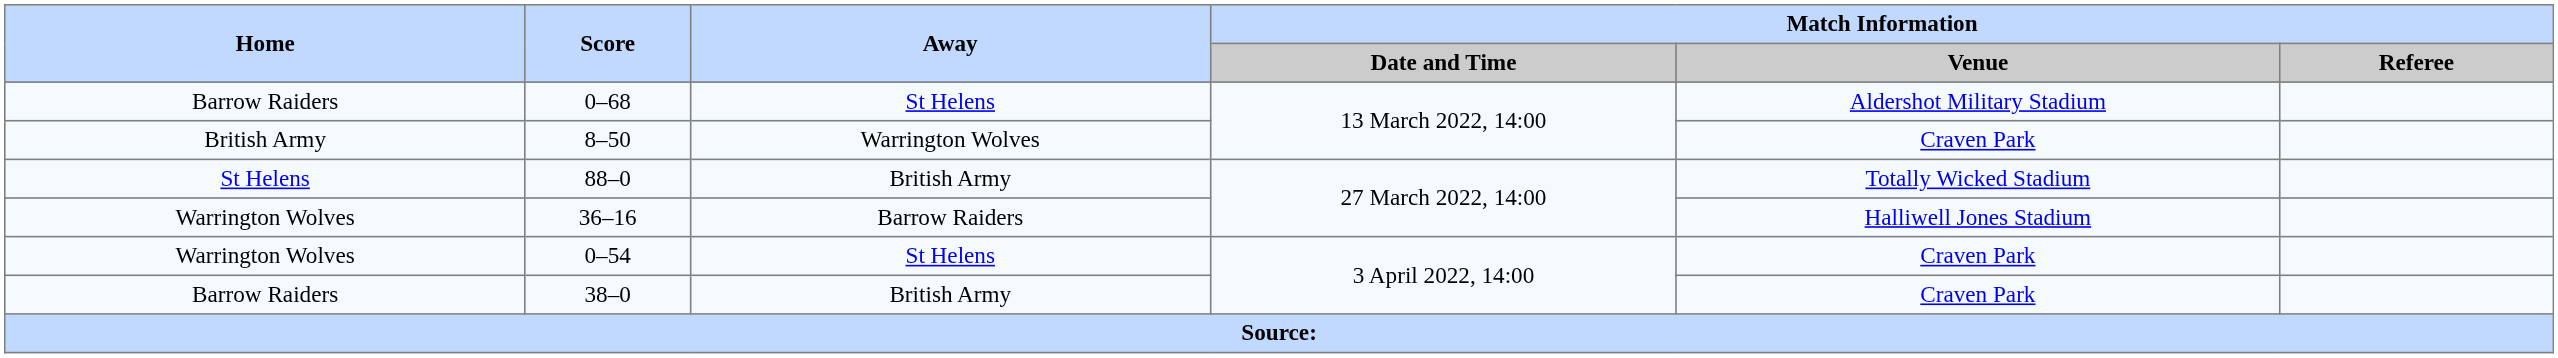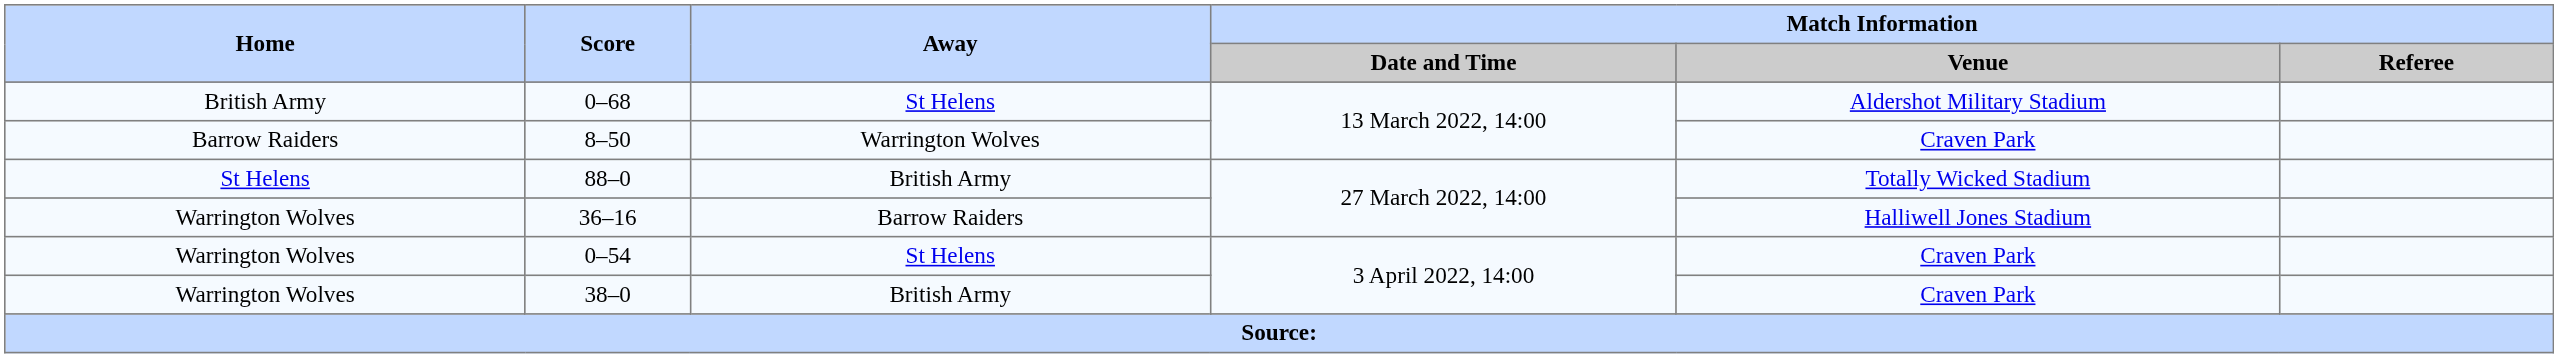(265, 101) Barrow Raiders -> (265, 101) British Army
(265, 139) British Army -> (265, 139) Barrow Raiders
(265, 294) Barrow Raiders -> (265, 294) Warrington Wolves
